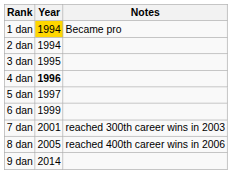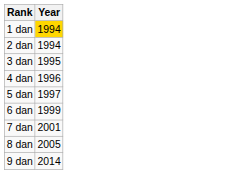- column: (145, 12)
(49, 78) bold -> (49, 78) normal
